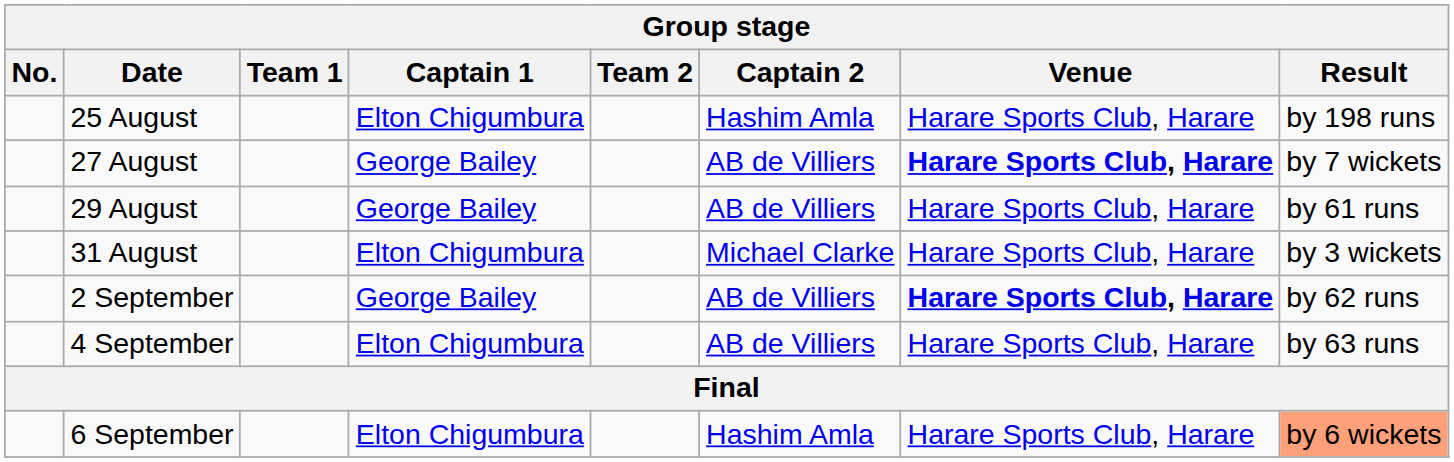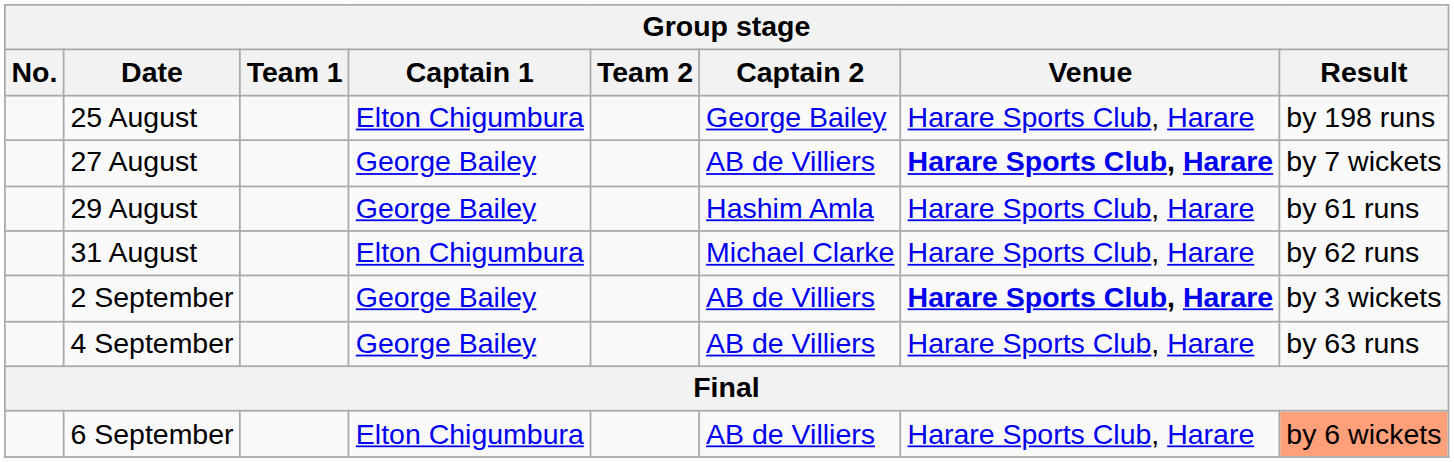(790, 117) Hashim Amla -> (796, 117) George Bailey
(791, 207) AB de Villiers -> (790, 207) Hashim Amla
(1364, 252) by 3 wickets -> (1353, 252) by 62 runs
(1353, 298) by 62 runs -> (1364, 298) by 3 wickets
(470, 343) Elton Chigumbura -> (446, 343) George Bailey
(790, 433) Hashim Amla -> (791, 433) AB de Villiers
